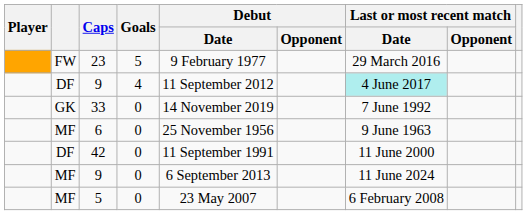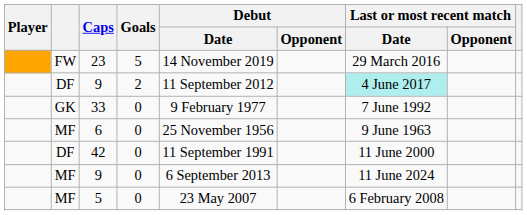(218, 61) 9 February 1977 -> (218, 61) 14 November 2019
(138, 84) 4 -> (138, 84) 2
(218, 107) 14 November 2019 -> (218, 107) 9 February 1977
